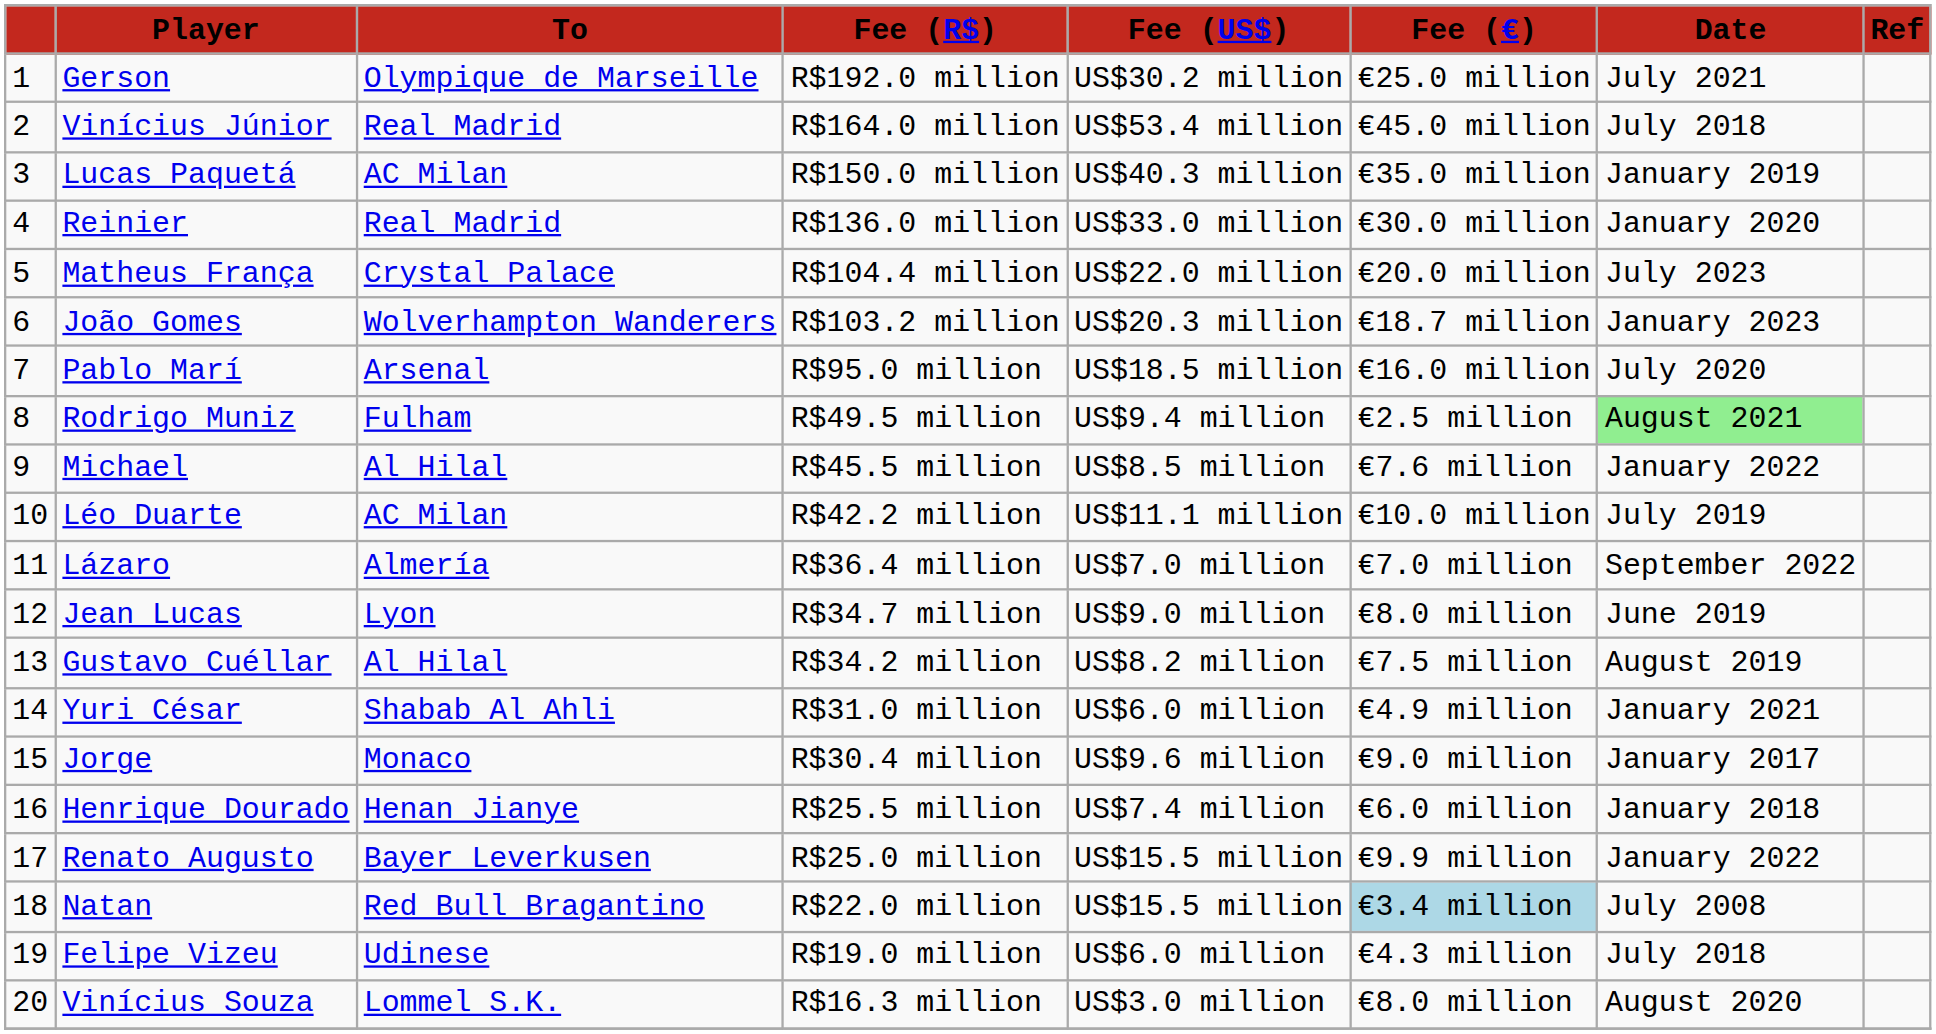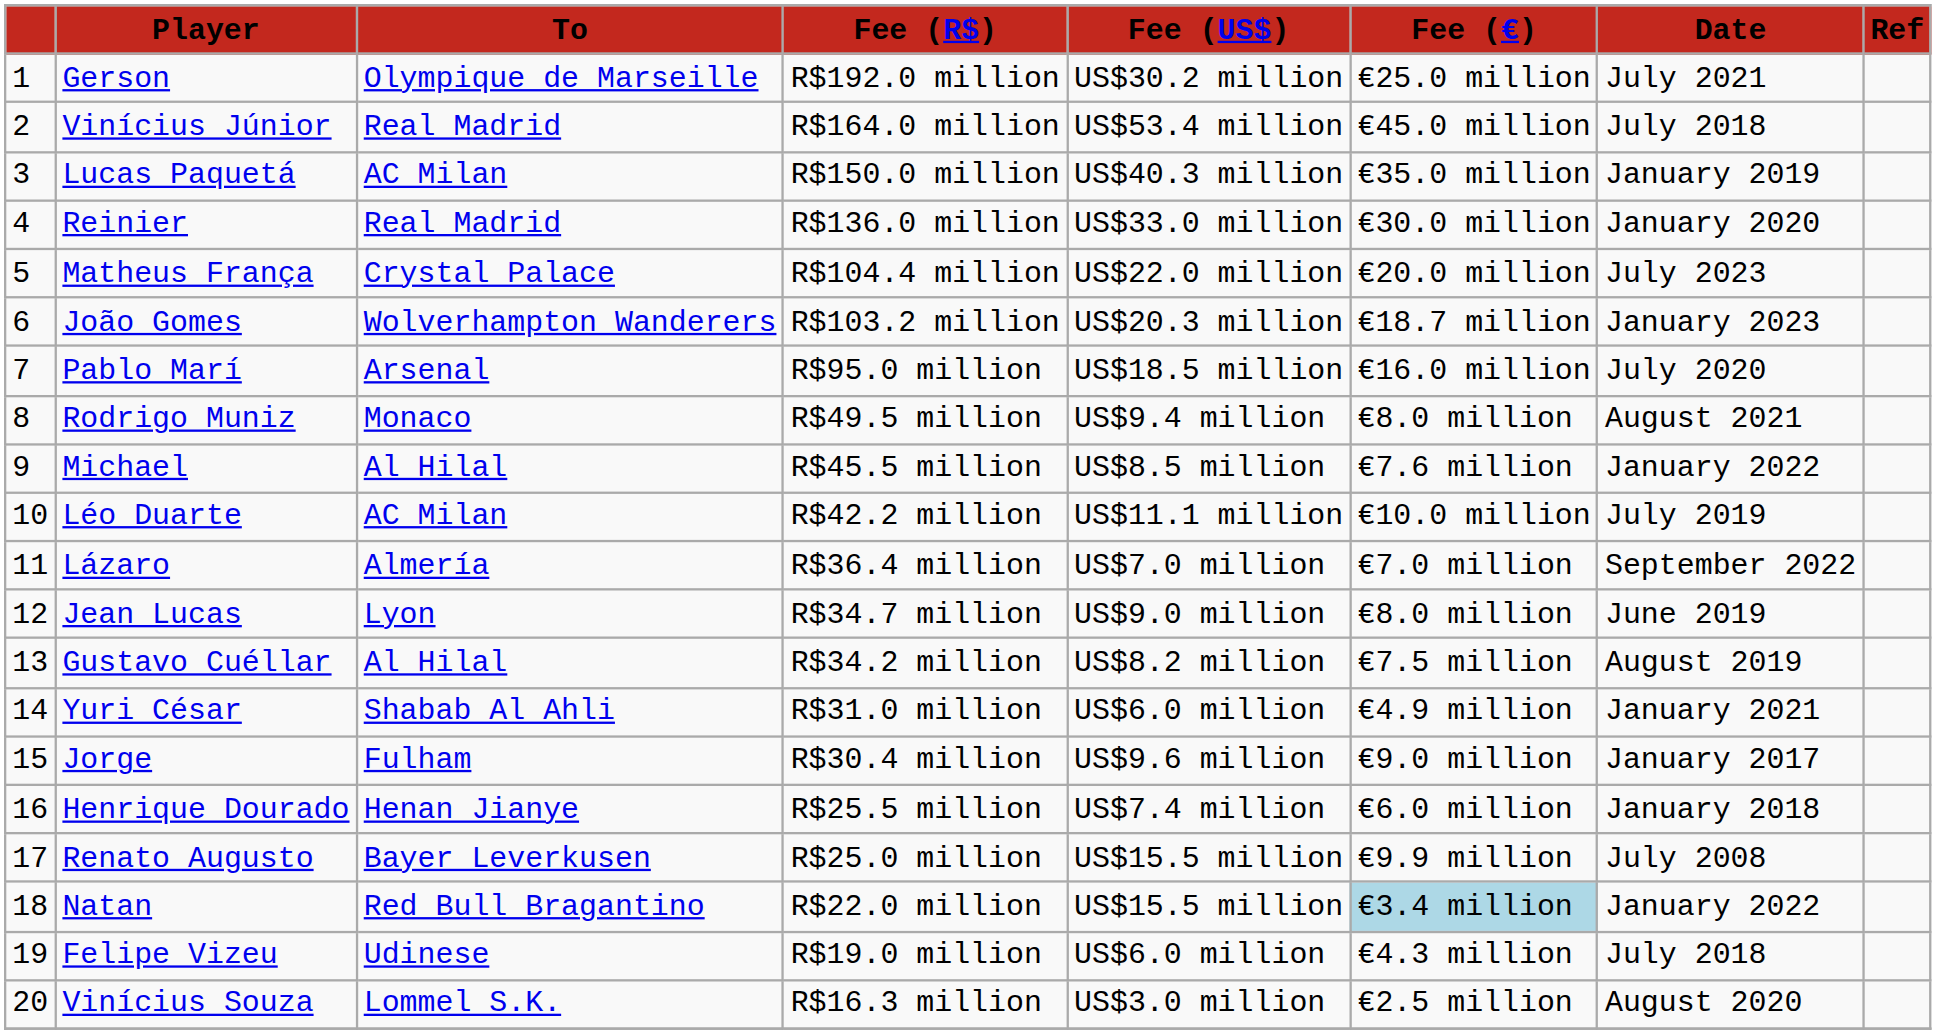(418, 419) Fulham -> (418, 419) Monaco
(1465, 419) €2.5 million -> (1465, 419) €8.0 million
(1704, 419) lightgreen background -> (1704, 419) no background
(418, 760) Monaco -> (418, 760) Fulham
(1713, 858) January 2022 -> (1686, 858) July 2008
(1686, 907) July 2008 -> (1713, 907) January 2022
(1465, 1004) €8.0 million -> (1465, 1004) €2.5 million
